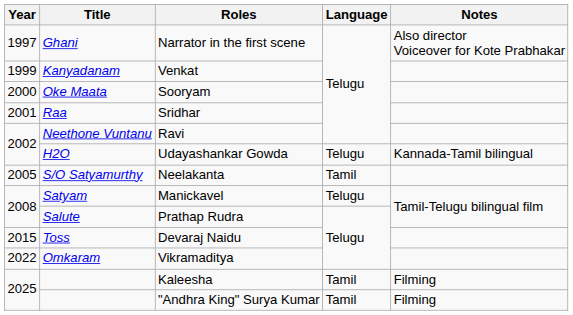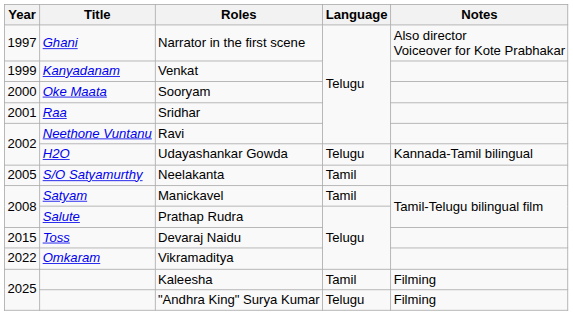(345, 196) Telugu -> (341, 196) Tamil
(341, 300) Tamil -> (345, 300) Telugu
